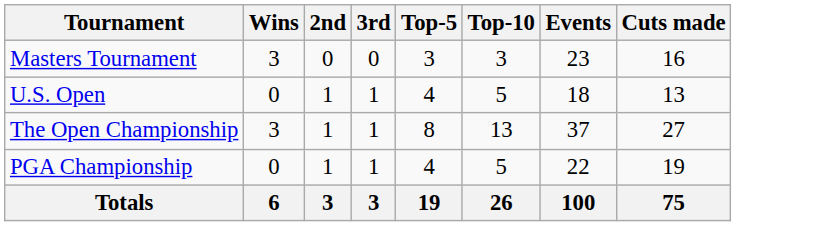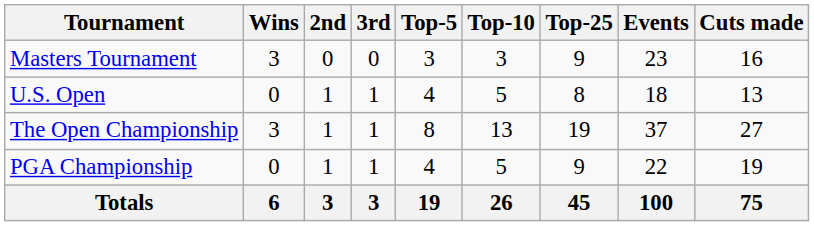+ column: (579, 22)
